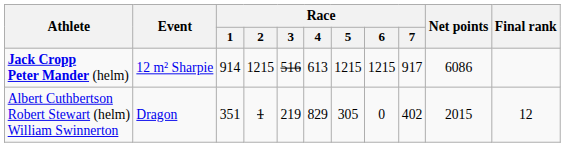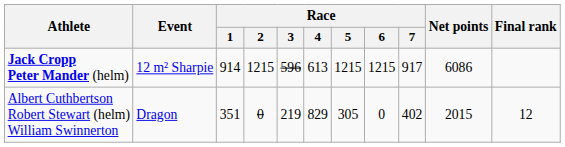(291, 68) 516 -> (291, 68) 596
(260, 114) 1 -> (260, 114) 0
